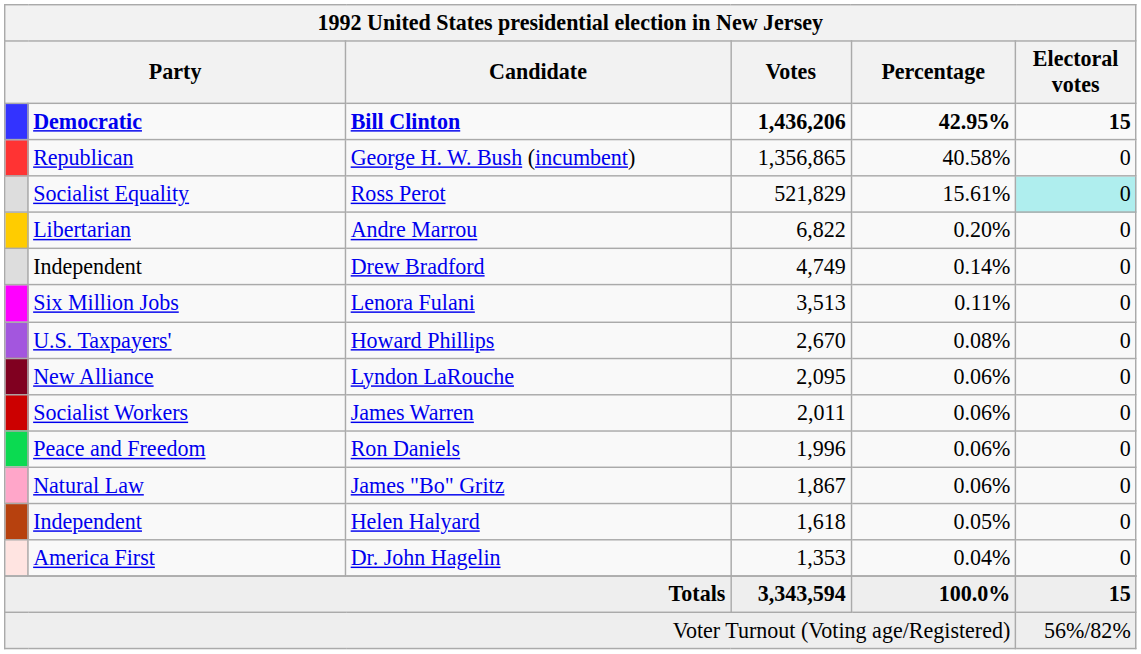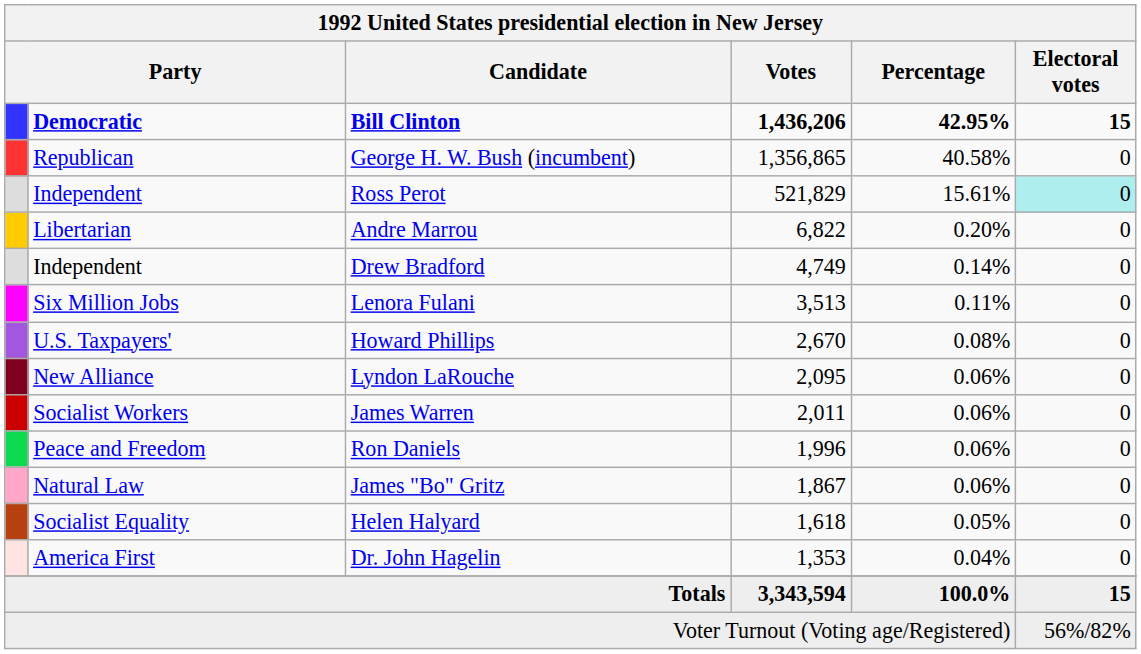(111, 194) Socialist Equality -> (88, 194) Independent
(88, 521) Independent -> (111, 521) Socialist Equality
